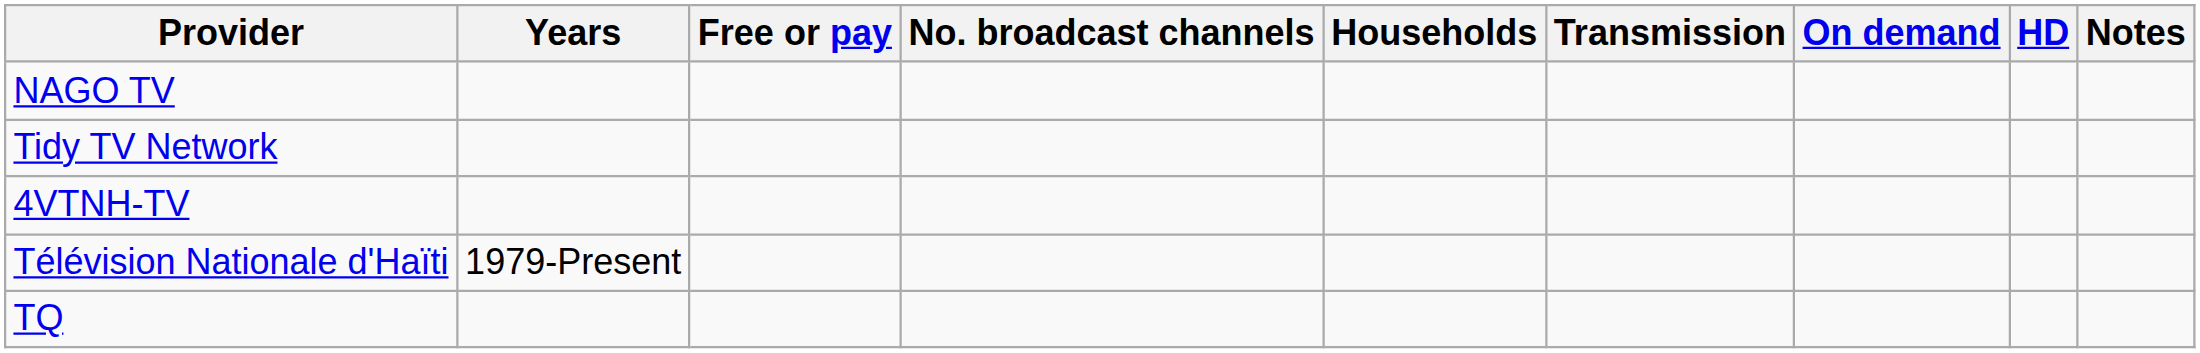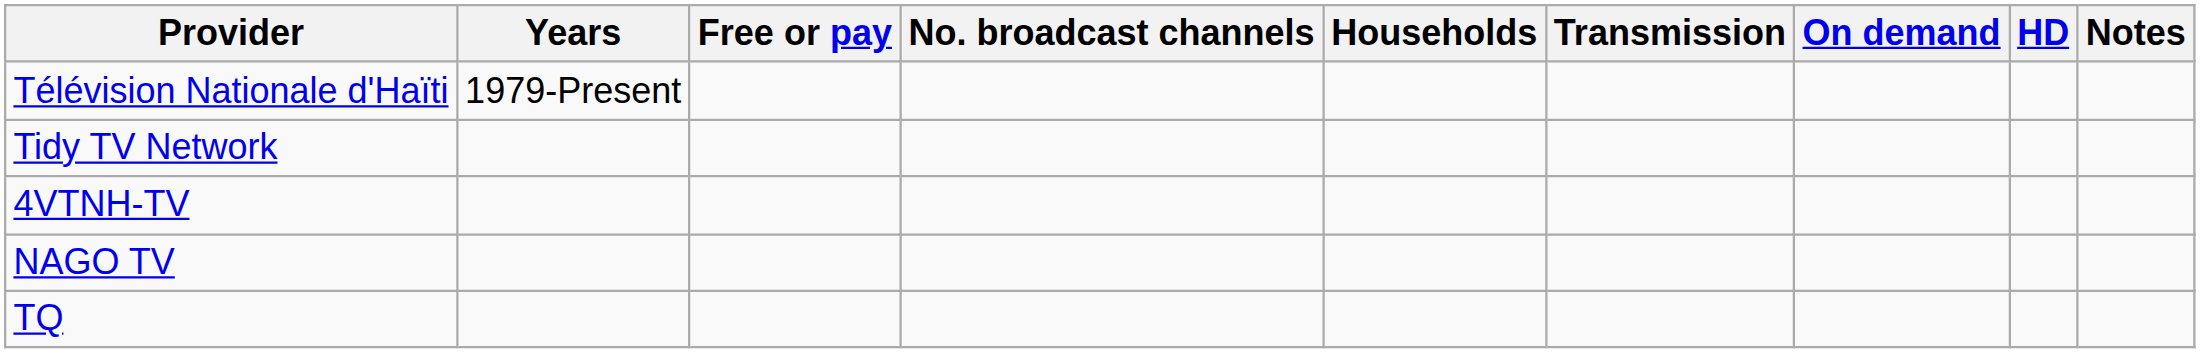rows swapped: (94, 90) <-> (231, 261)
